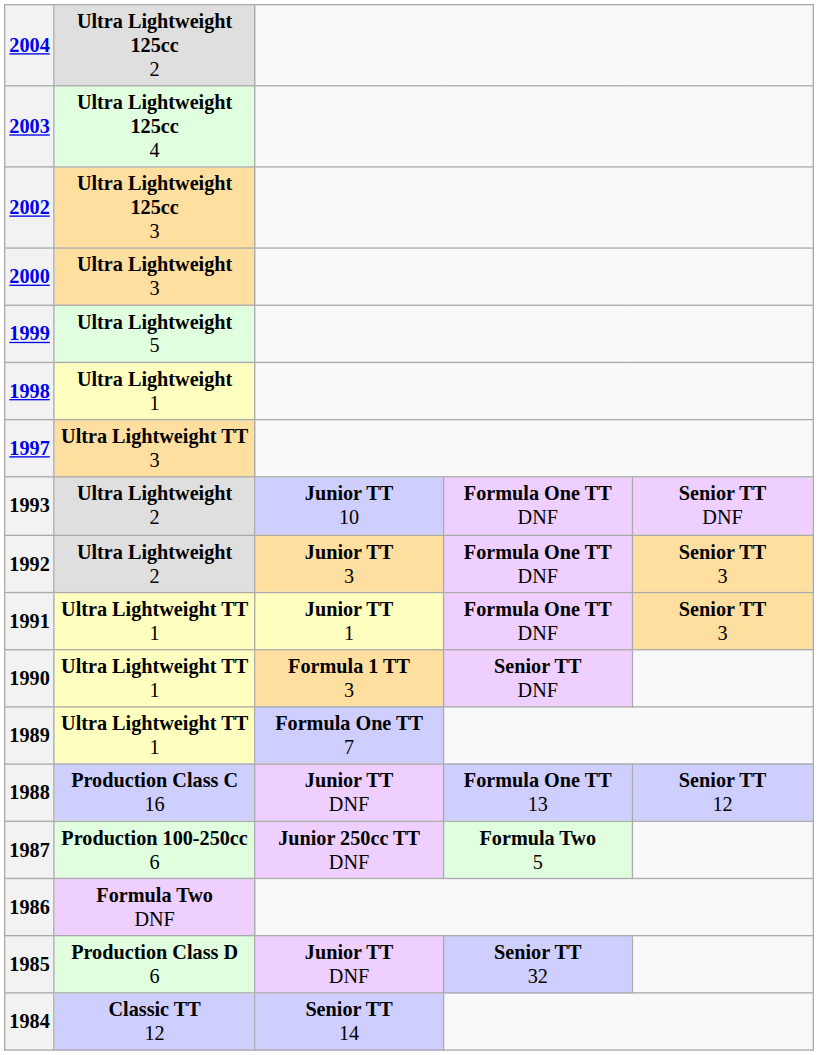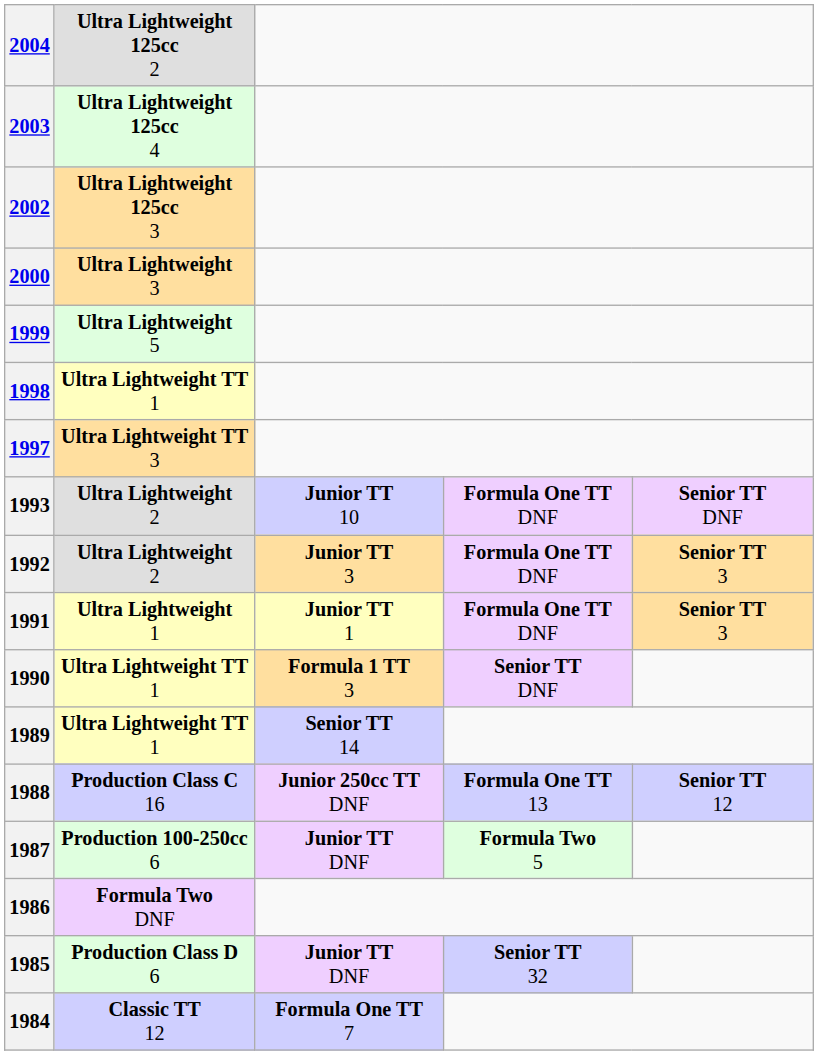(155, 391) Ultra Lightweight 1 -> (155, 391) Ultra Lightweight TT 1
(155, 620) Ultra Lightweight TT 1 -> (155, 620) Ultra Lightweight 1
(349, 735) Formula One TT 7 -> (349, 735) Senior TT 14
(349, 792) Junior TT DNF -> (349, 792) Junior 250cc TT DNF
(349, 849) Junior 250cc TT DNF -> (349, 849) Junior TT DNF
(349, 1021) Senior TT 14 -> (349, 1021) Formula One TT 7
